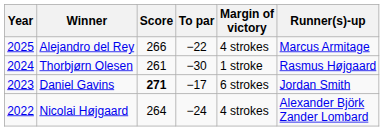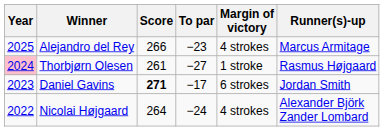(197, 47) −22 -> (197, 47) −23
(21, 66) no background -> (21, 66) pink background
(197, 66) −30 -> (197, 66) −27
